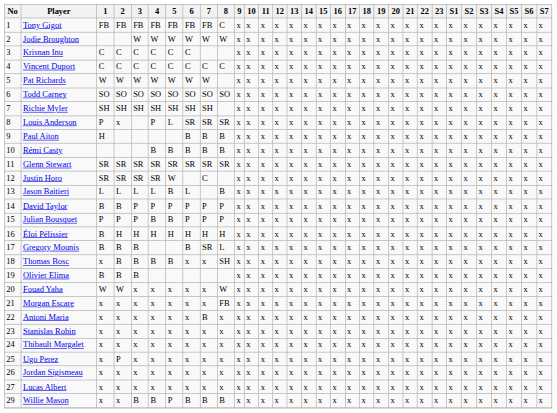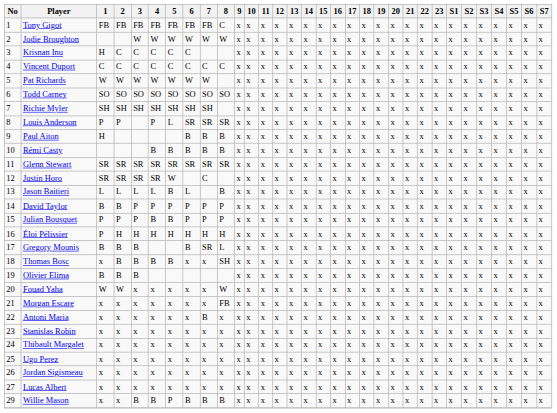(102, 52) C -> (102, 52) H
(118, 122) x -> (118, 122) P
(102, 233) B -> (101, 233) P
(118, 358) P -> (118, 358) x
